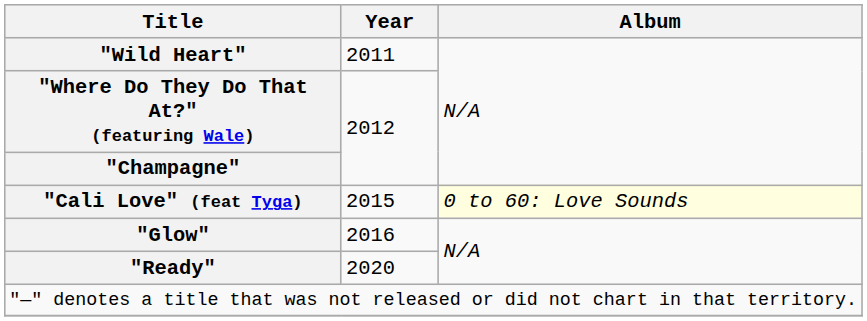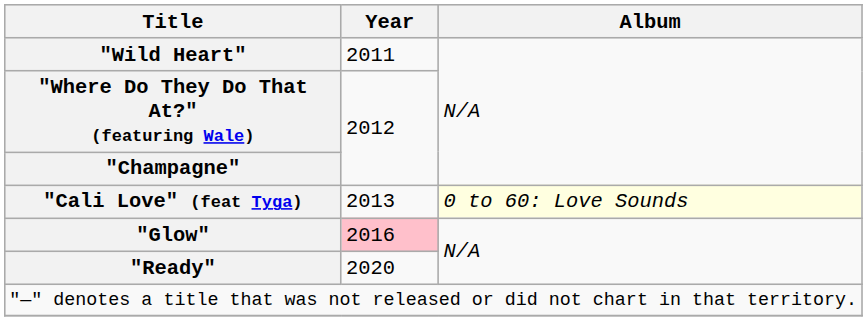(370, 202) 2015 -> (370, 202) 2013
(370, 235) no background -> (370, 235) pink background
